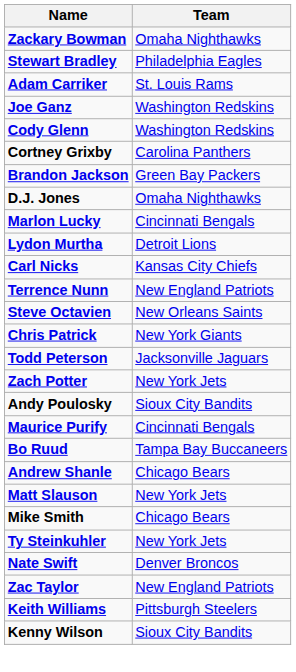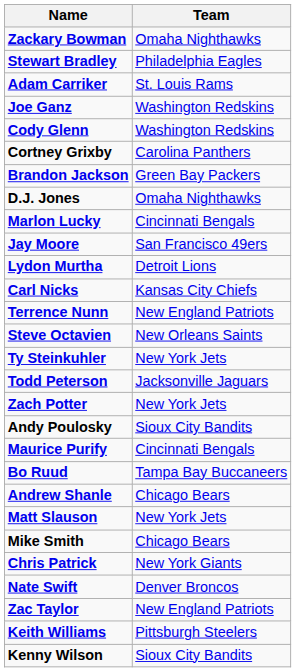+ row: (43, 244)
rows swapped: (52, 335) <-> (57, 541)
